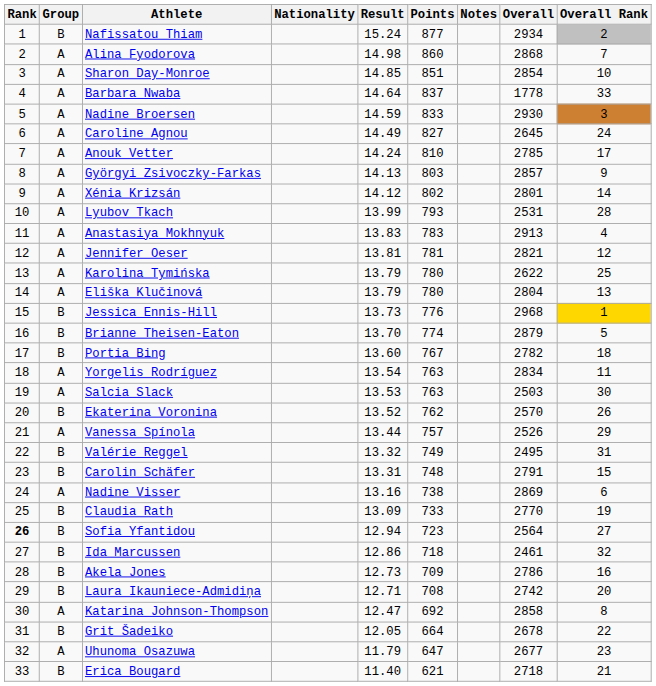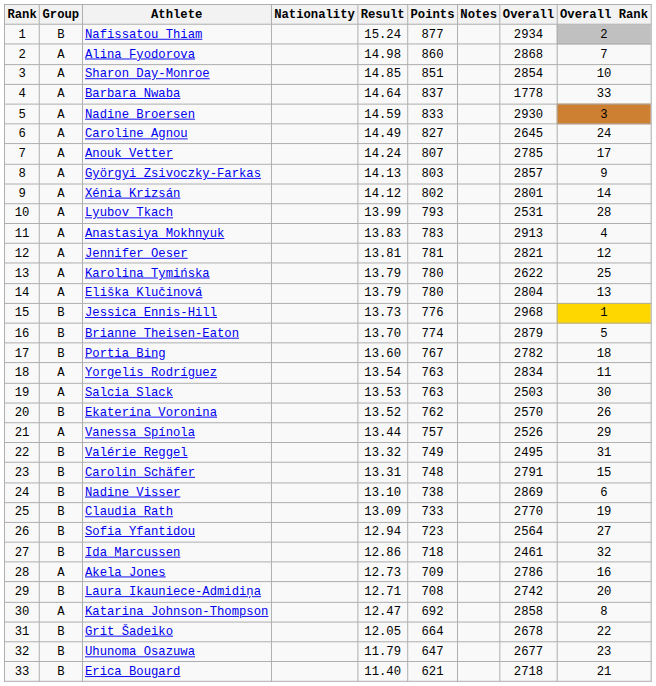(433, 154) 810 -> (433, 154) 807
(61, 492) A -> (61, 492) B
(383, 492) 13.16 -> (383, 492) 13.10
(22, 532) bold -> (22, 532) normal
(61, 572) B -> (61, 572) A
(61, 652) A -> (61, 652) B
